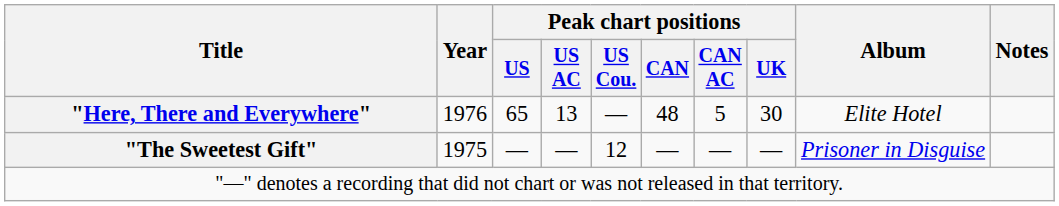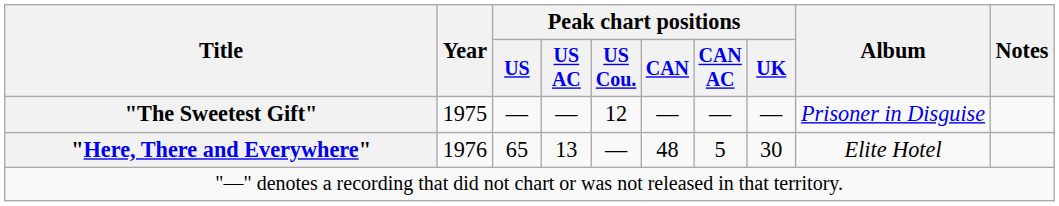rows swapped: (221, 149) <-> (221, 114)
